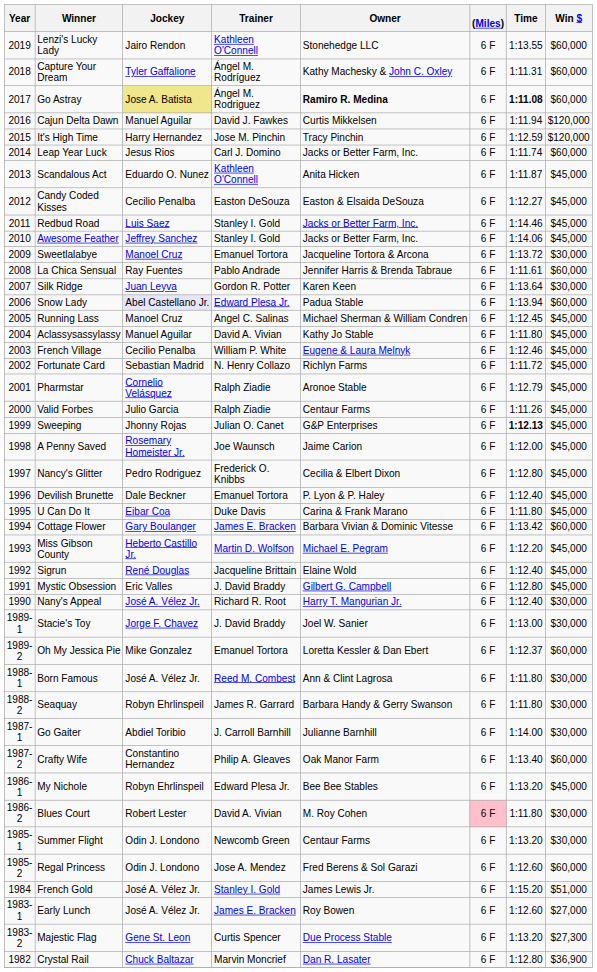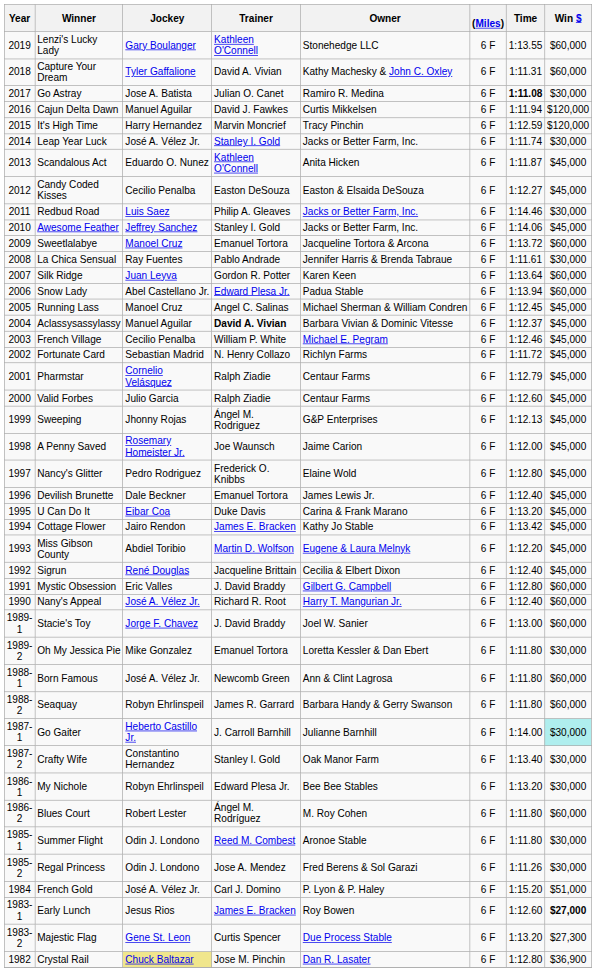(155, 45) Jairo Rendon -> (161, 45) Gary Boulanger
(237, 73) Ángel M. Rodríguez -> (248, 73) David A. Vivian
(159, 100) khaki background -> (159, 94) no background
(237, 100) Ángel M. Rodriguez -> (249, 94) Julian O. Canet
(345, 100) bold -> (343, 94) normal
(569, 100) $60,000 -> (568, 94) $30,000
(250, 137) Jose M. Pinchin -> (250, 126) Marvin Moncrief
(150, 153) Jesus Rios -> (163, 142) José A. Vélez Jr.
(247, 153) Carl J. Domino -> (247, 142) Stanley I. Gold
(569, 153) $60,000 -> (568, 142) $30,000
(247, 223) Stanley I. Gold -> (252, 212) Philip A. Gleaves
(569, 223) $45,000 -> (568, 212) $30,000
(569, 255) $30,000 -> (568, 244) $60,000
(569, 271) $60,000 -> (568, 260) $30,000
(569, 287) $30,000 -> (568, 276) $60,000
(167, 303) lavender background -> (167, 292) no background
(248, 335) normal -> (250, 324) bold
(338, 335) Kathy Jo Stable -> (378, 324) Barbara Vivian & Dominic Vitesse
(526, 335) 1:11.80 -> (526, 324) 1:12.37
(357, 351) Eugene & Laura Melnyk -> (345, 339) Michael E. Pegram
(335, 388) Aronoe Stable -> (336, 377) Centaur Farms
(526, 410) 1:11.26 -> (526, 398) 1:12.60
(249, 426) Julian O. Canet -> (237, 420) Ángel M. Rodriguez
(526, 426) bold -> (526, 420) normal
(352, 474) Cecilia & Elbert Dixon -> (330, 474) Elaine Wold
(344, 496) P. Lyon & P. Haley -> (339, 496) James Lewis Jr.
(526, 512) 1:11.80 -> (526, 512) 1:13.20
(161, 528) Gary Boulanger -> (155, 528) Jairo Rendon
(378, 528) Barbara Vivian & Dominic Vitesse -> (338, 528) Kathy Jo Stable
(569, 528) $60,000 -> (568, 528) $45,000
(161, 549) Heberto Castillo Jr. -> (155, 549) Abdiel Toribio
(345, 549) Michael E. Pegram -> (357, 549) Eugene & Laura Melnyk
(330, 571) Elaine Wold -> (352, 571) Cecilia & Elbert Dixon
(569, 587) $45,000 -> (568, 587) $60,000
(569, 602) $30,000 -> (568, 602) $60,000
(569, 624) $30,000 -> (568, 624) $60,000
(526, 651) 1:12.37 -> (526, 651) 1:11.80
(569, 651) $60,000 -> (568, 651) $30,000
(255, 678) Reed M. Combest -> (252, 678) Newcomb Green
(569, 678) $30,000 -> (568, 678) $60,000
(569, 705) $30,000 -> (568, 705) $60,000
(155, 732) Abdiel Toribio -> (161, 732) Heberto Castillo Jr.
(569, 732) no background -> (568, 732) paleturquoise background
(252, 760) Philip A. Gleaves -> (247, 760) Stanley I. Gold
(569, 760) $60,000 -> (568, 760) $30,000
(569, 787) $45,000 -> (568, 787) $30,000
(248, 814) David A. Vivian -> (237, 814) Ángel M. Rodríguez
(488, 814) pink background -> (488, 814) no background
(569, 814) $30,000 -> (568, 814) $60,000
(252, 841) Newcomb Green -> (255, 841) Reed M. Combest
(336, 841) Centaur Farms -> (335, 841) Aronoe Stable
(526, 841) 1:13.20 -> (526, 841) 1:11.80
(526, 868) 1:12.60 -> (526, 868) 1:11.26
(569, 868) $60,000 -> (568, 868) $30,000
(247, 890) Stanley I. Gold -> (247, 890) Carl J. Domino
(339, 890) James Lewis Jr. -> (344, 890) P. Lyon & P. Haley
(163, 911) José A. Vélez Jr. -> (150, 911) Jesus Rios
(569, 911) normal -> (568, 911) bold
(159, 960) no background -> (159, 960) khaki background
(250, 960) Marvin Moncrief -> (250, 960) Jose M. Pinchin
